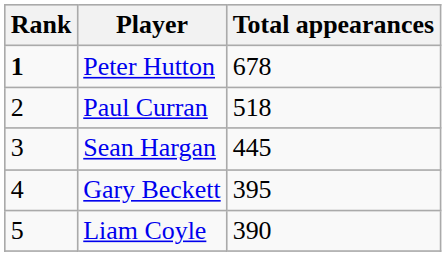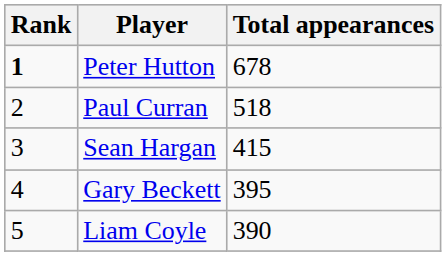(252, 148) 445 -> (252, 148) 415
